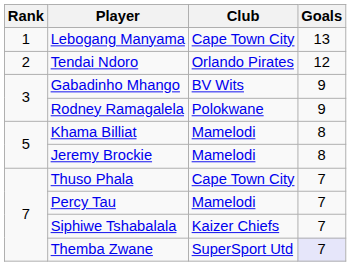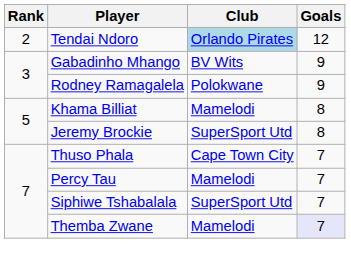- row: (118, 39)
(243, 62) no background -> (242, 39) lightblue background
(224, 156) Mamelodi -> (242, 132) SuperSport Utd
(235, 226) Kaizer Chiefs -> (242, 202) SuperSport Utd
(242, 249) SuperSport Utd -> (223, 226) Mamelodi
